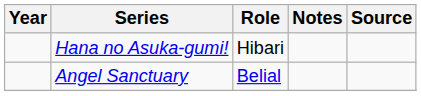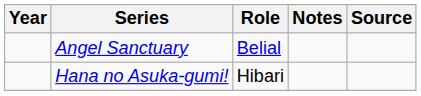rows swapped: (122, 76) <-> (142, 47)
